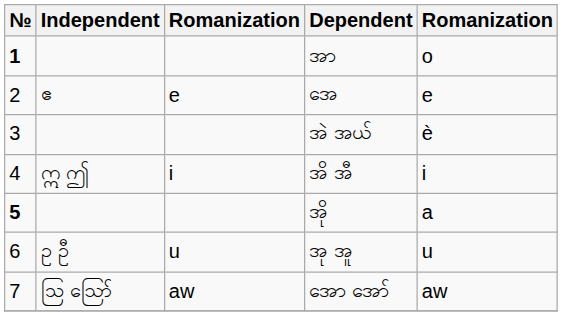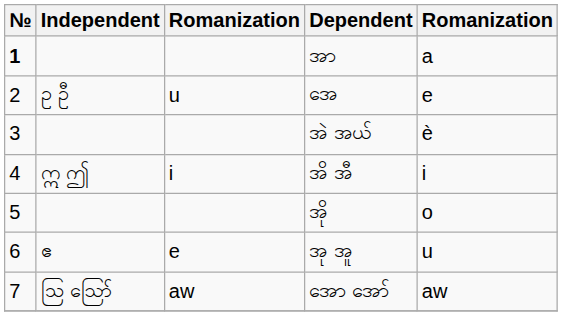(427, 55) o -> (427, 55) a
(46, 93) ဧ -> (55, 93) ဥ ဦ
(174, 95) e -> (174, 95) u
(15, 212) bold -> (15, 212) normal
(427, 212) a -> (427, 212) o
(55, 250) ဥ ဦ -> (46, 250) ဧ
(174, 251) u -> (174, 251) e
